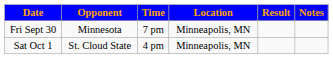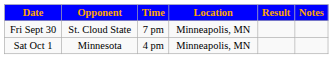(100, 29) Minnesota -> (100, 29) St. Cloud State
(100, 45) St. Cloud State -> (100, 45) Minnesota
